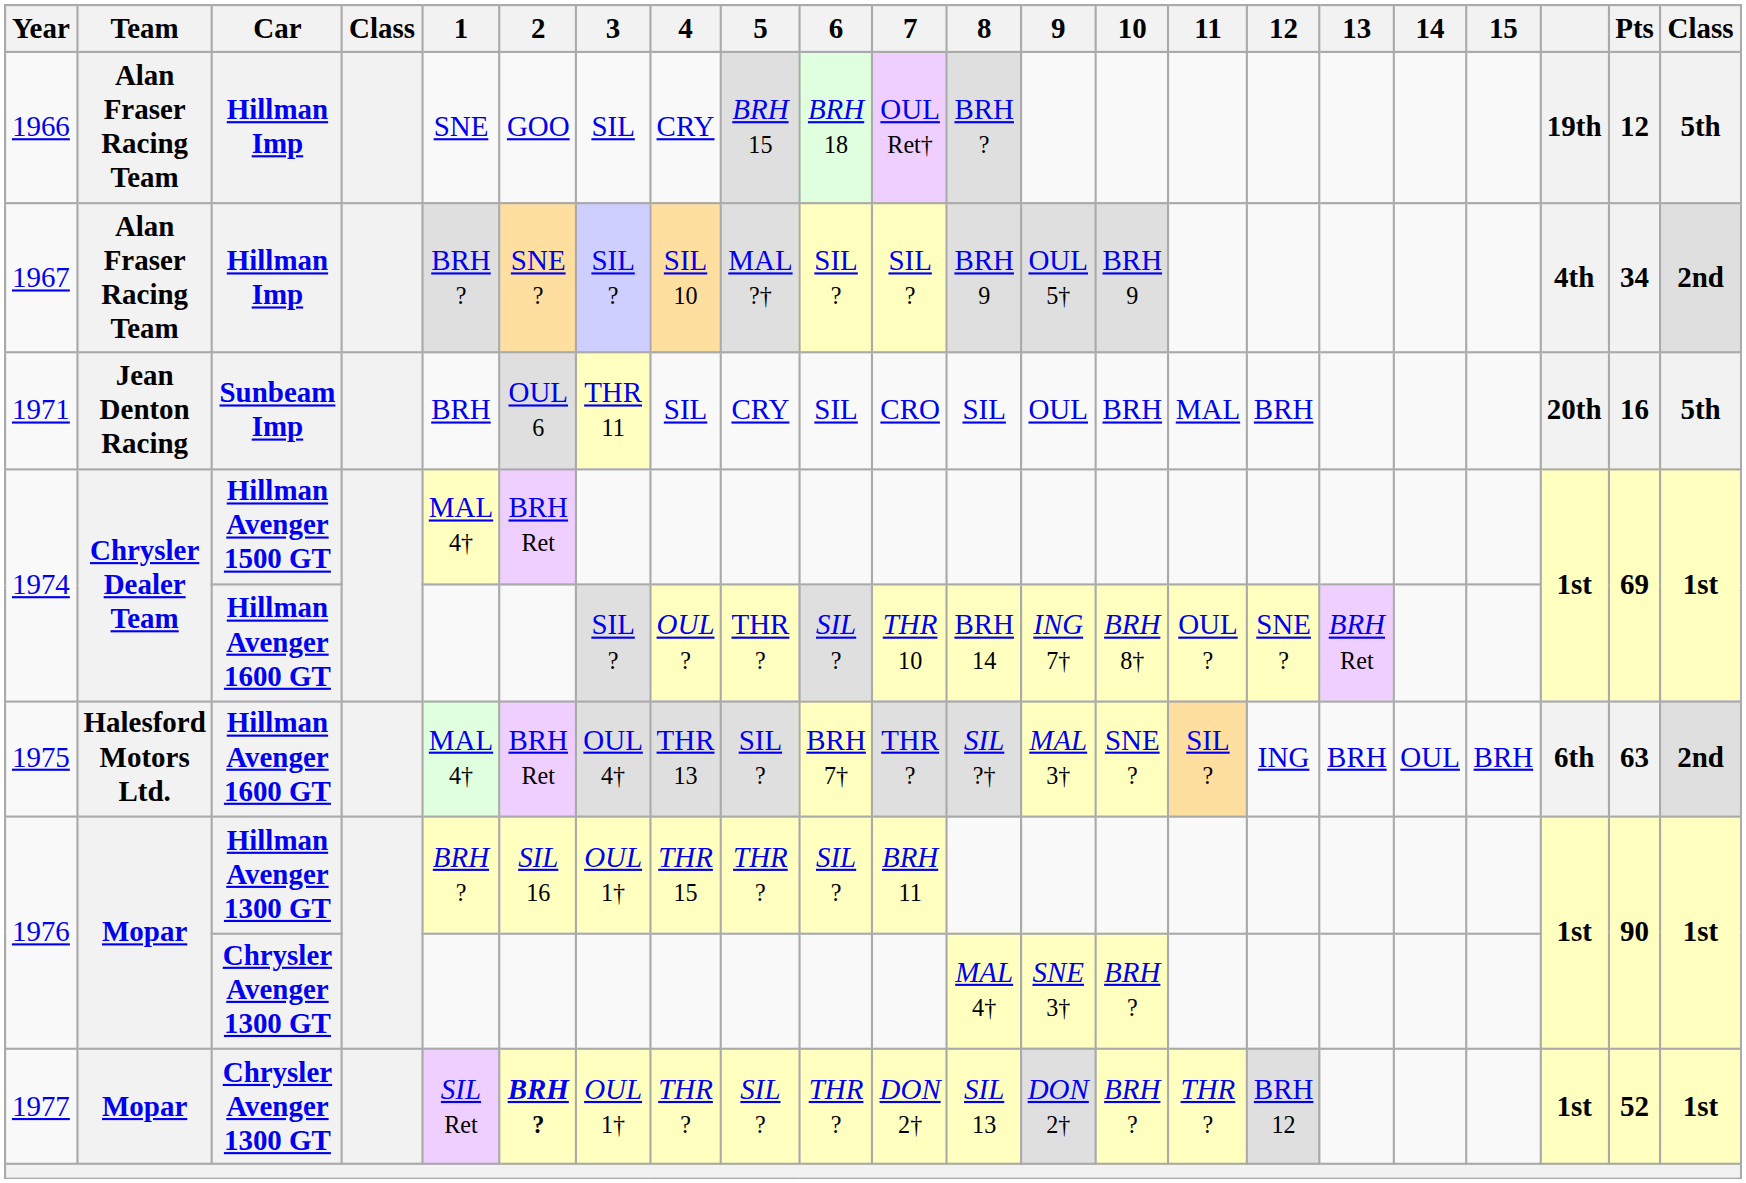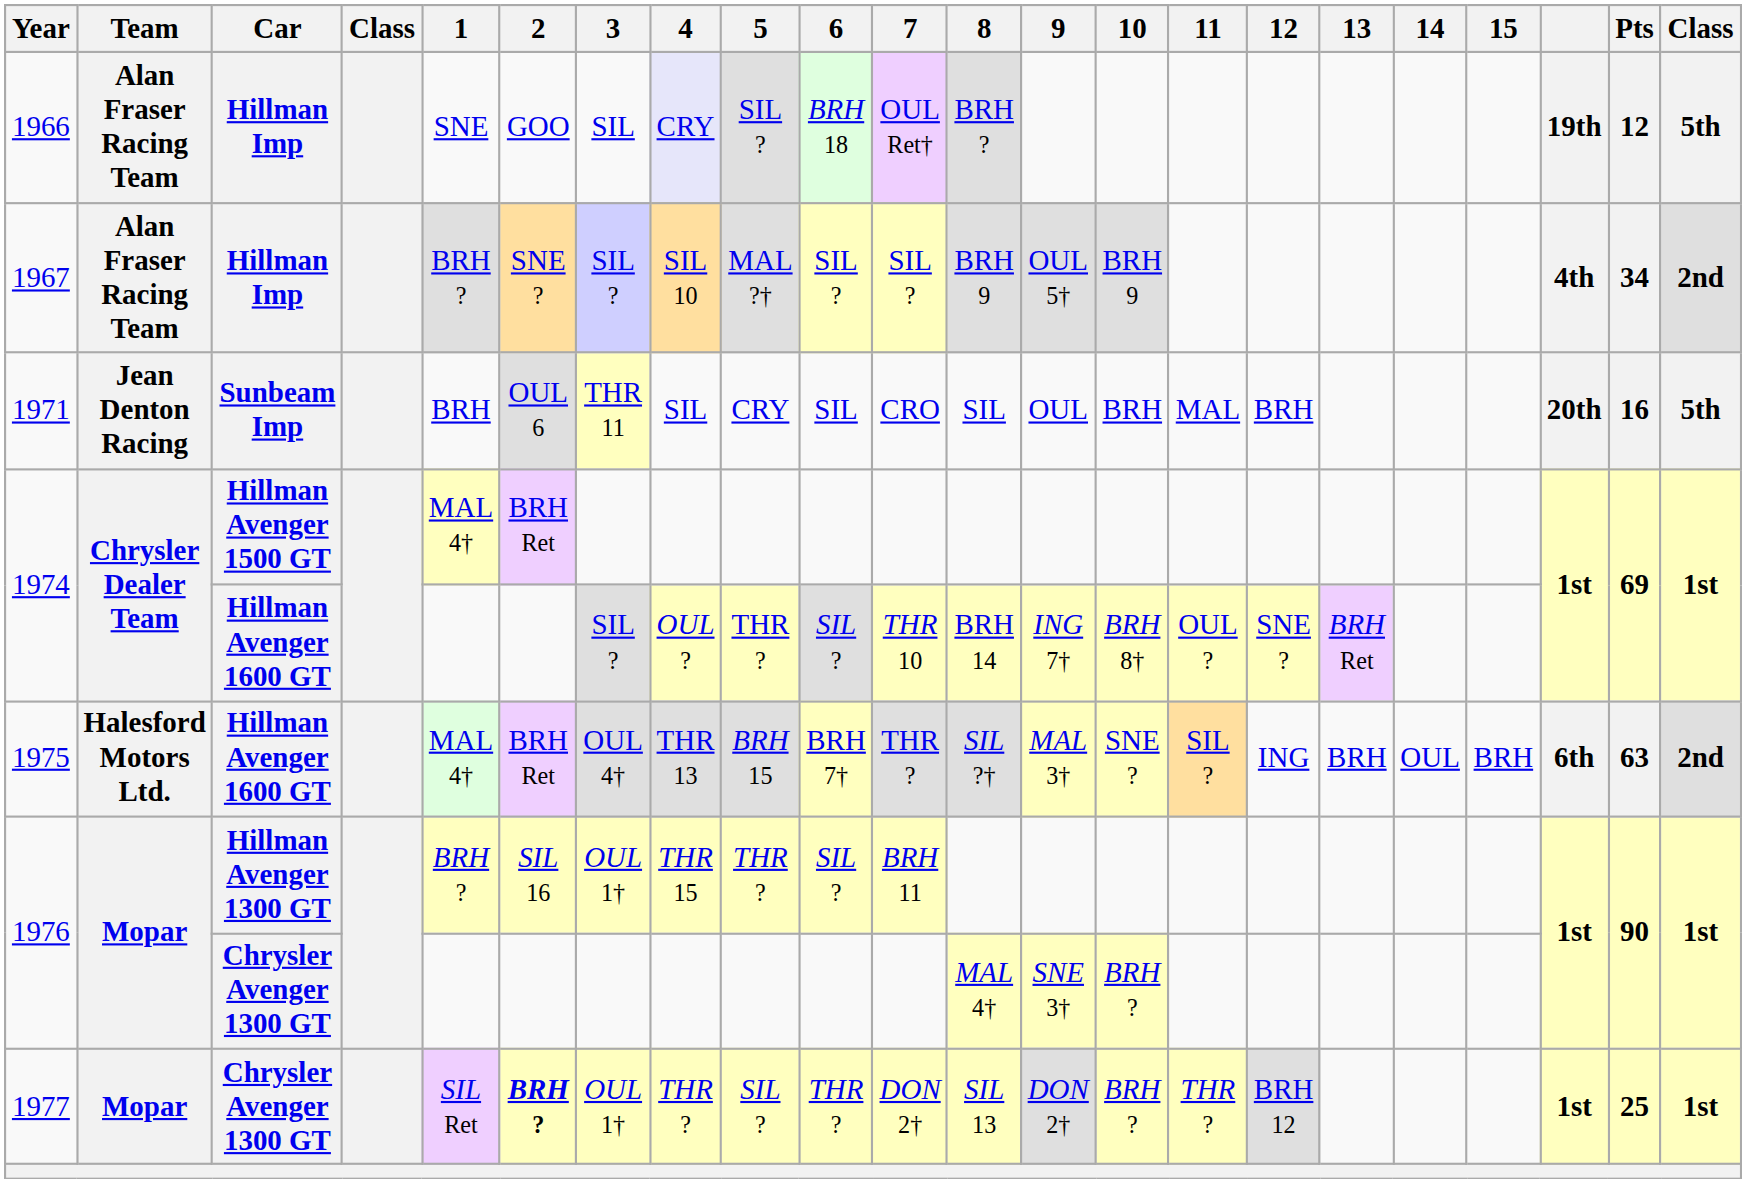(686, 126) no background -> (686, 126) lavender background
(760, 125) BRH 15 -> (760, 125) SIL ?
(760, 756) SIL ? -> (760, 756) BRH 15
(1635, 1105) 52 -> (1635, 1105) 25
